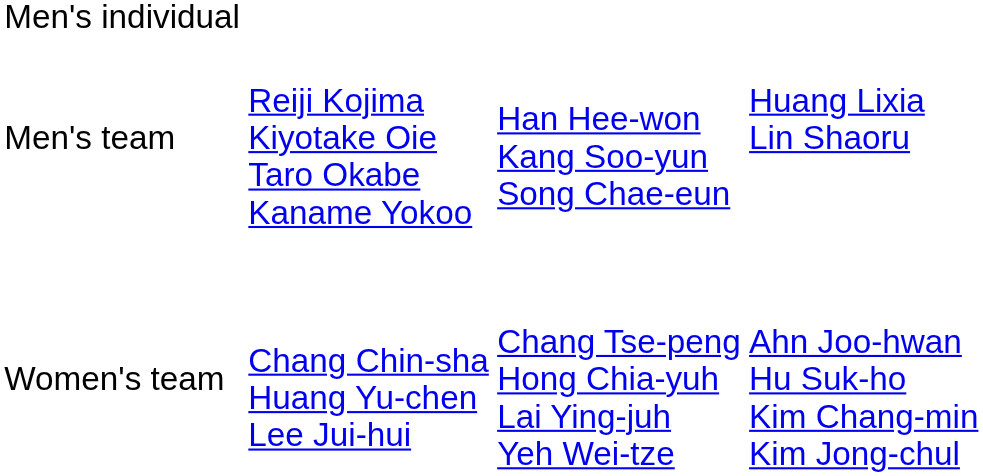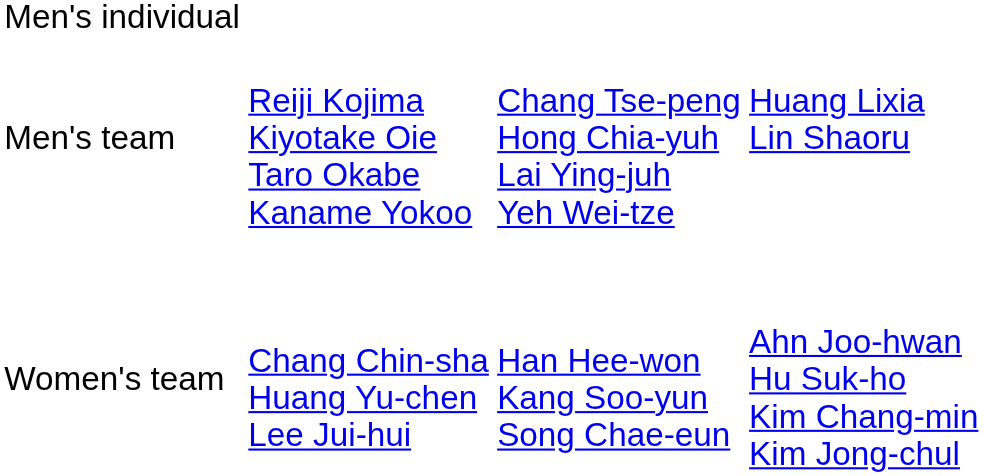(614, 156) Han Hee-won Kang Soo-yun Song Chae-eun -> (619, 156) Chang Tse-peng Hong Chia-yuh Lai Ying-juh Yeh Wei-tze
(619, 398) Chang Tse-peng Hong Chia-yuh Lai Ying-juh Yeh Wei-tze -> (614, 398) Han Hee-won Kang Soo-yun Song Chae-eun
